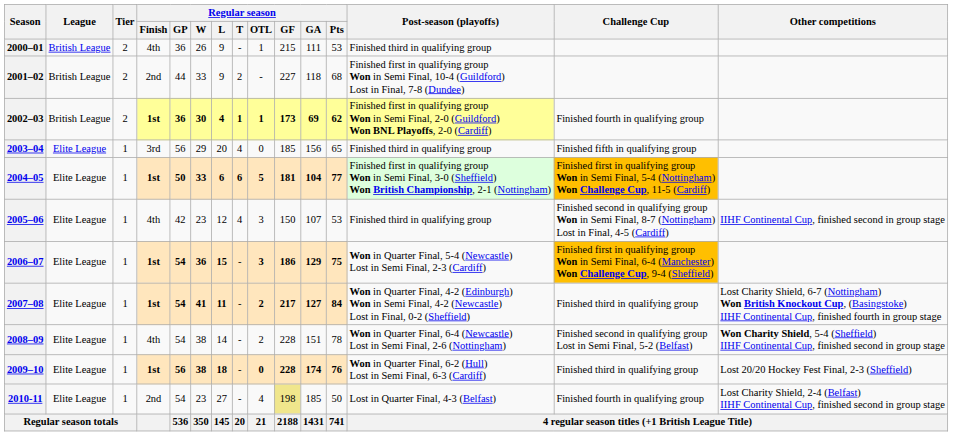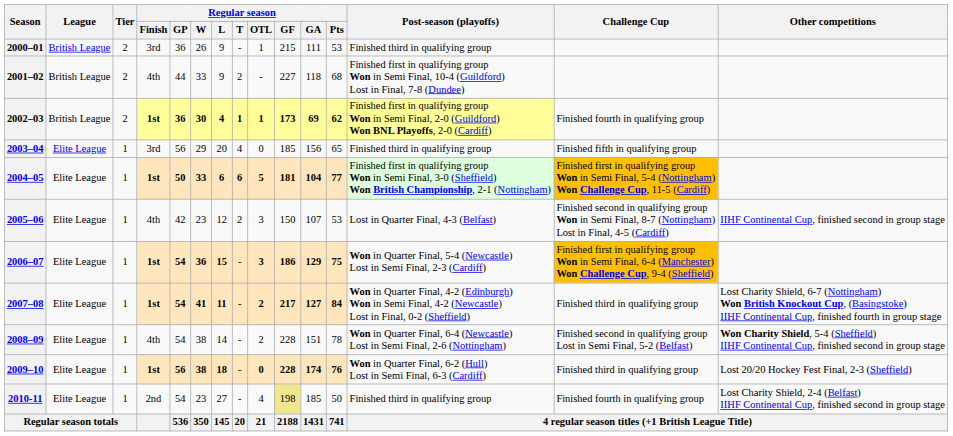(153, 47) 4th -> (153, 47) 3rd
(153, 76) 2nd -> (153, 76) 4th
(240, 219) 4 -> (240, 219) 2
(421, 219) Finished third in qualifying group -> (423, 219) Lost in Quarter Final, 4-3 (Belfast)
(423, 398) Lost in Quarter Final, 4-3 (Belfast) -> (421, 398) Finished third in qualifying group
